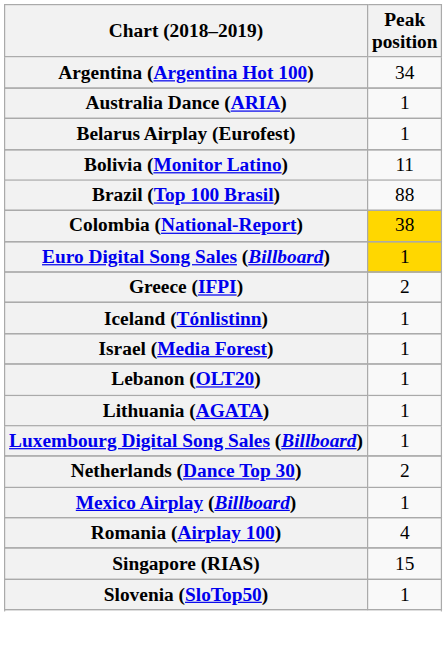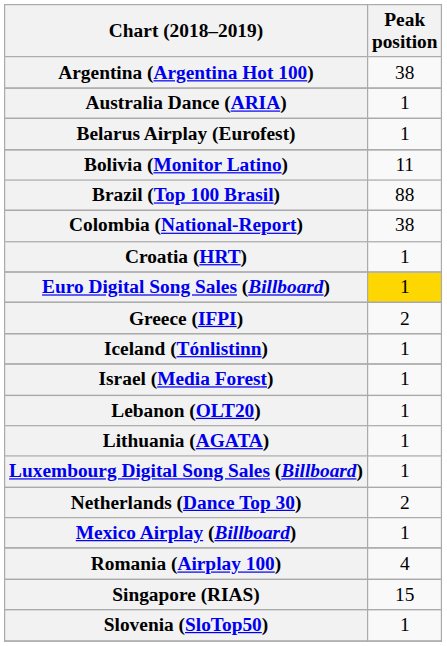(405, 72) 34 -> (405, 72) 38
(405, 225) gold background -> (405, 225) no background
+ row: (186, 256)
